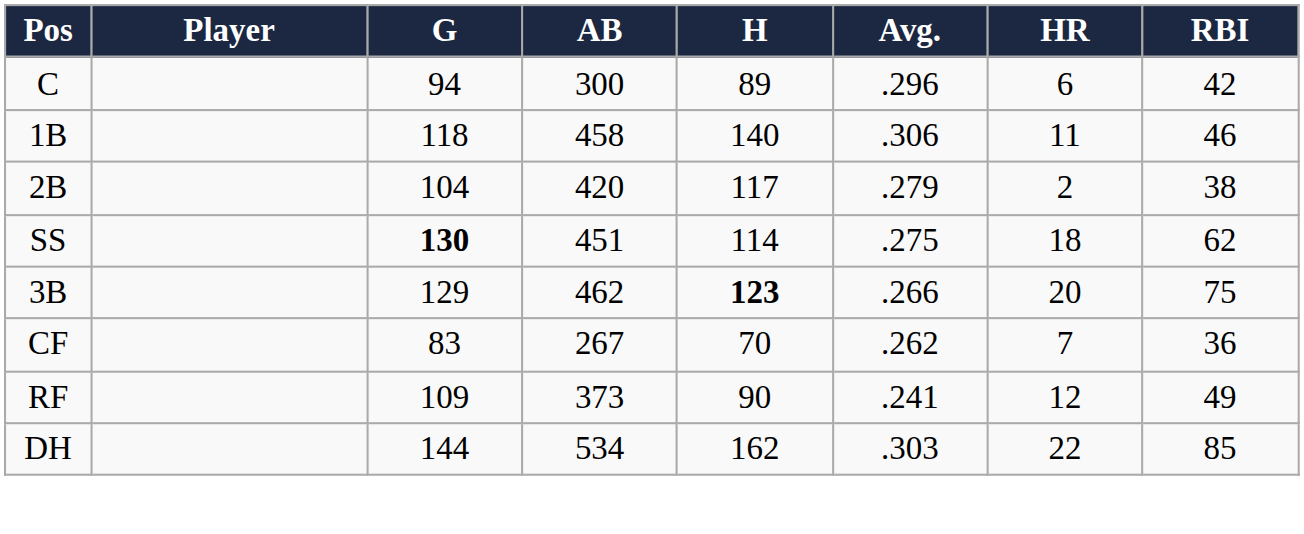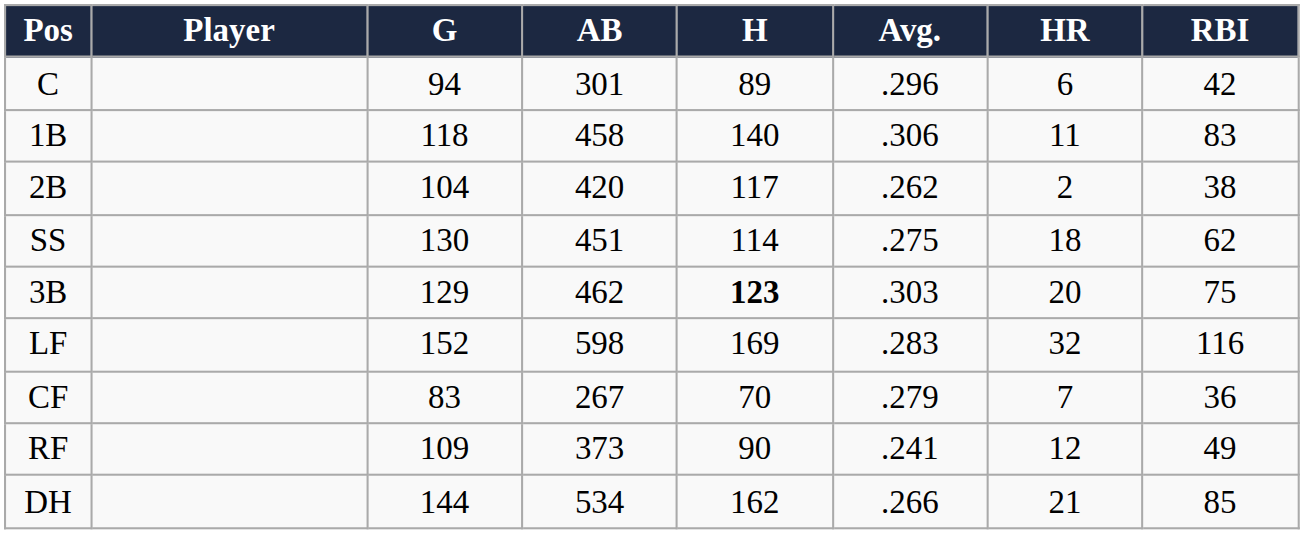(600, 82) 300 -> (600, 82) 301
(1220, 135) 46 -> (1220, 135) 83
(910, 187) .279 -> (910, 187) .262
(444, 239) bold -> (444, 239) normal
(910, 291) .266 -> (910, 291) .303
+ row: (48, 344)
(910, 344) .262 -> (910, 396) .279
(910, 448) .303 -> (910, 501) .266
(1065, 448) 22 -> (1065, 501) 21
